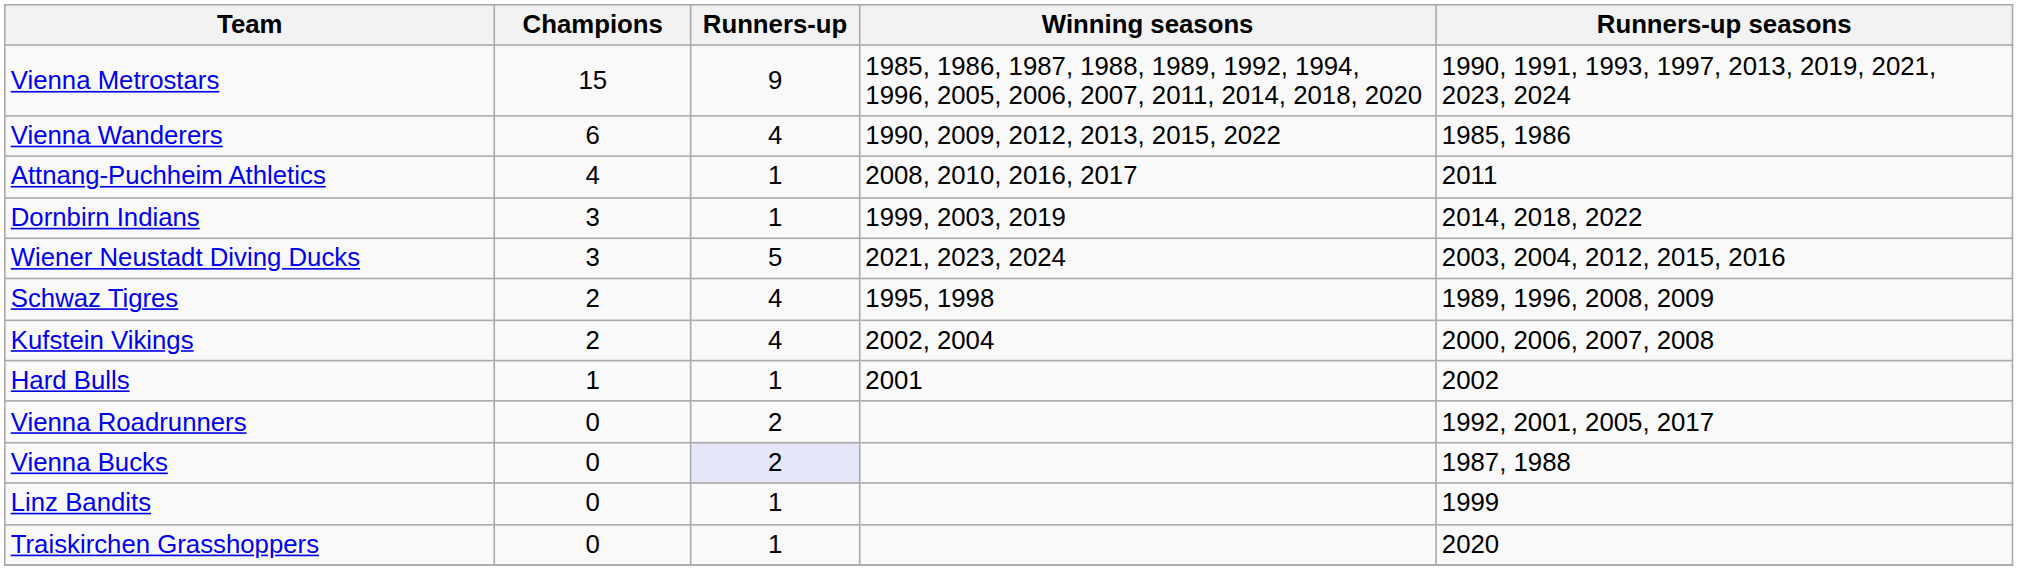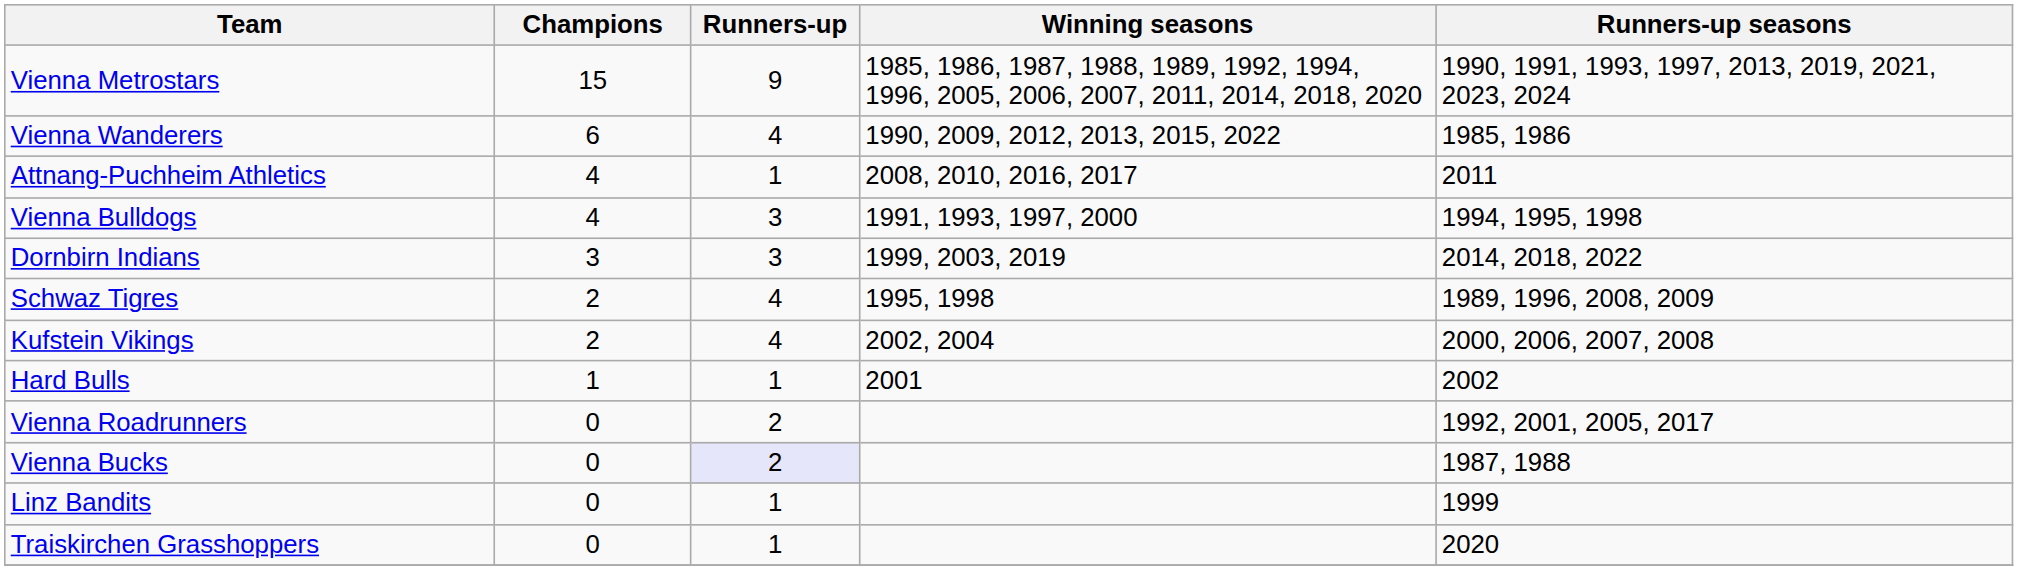+ row: (104, 217)
(775, 217) 1 -> (775, 258) 3
- row: (185, 258)
